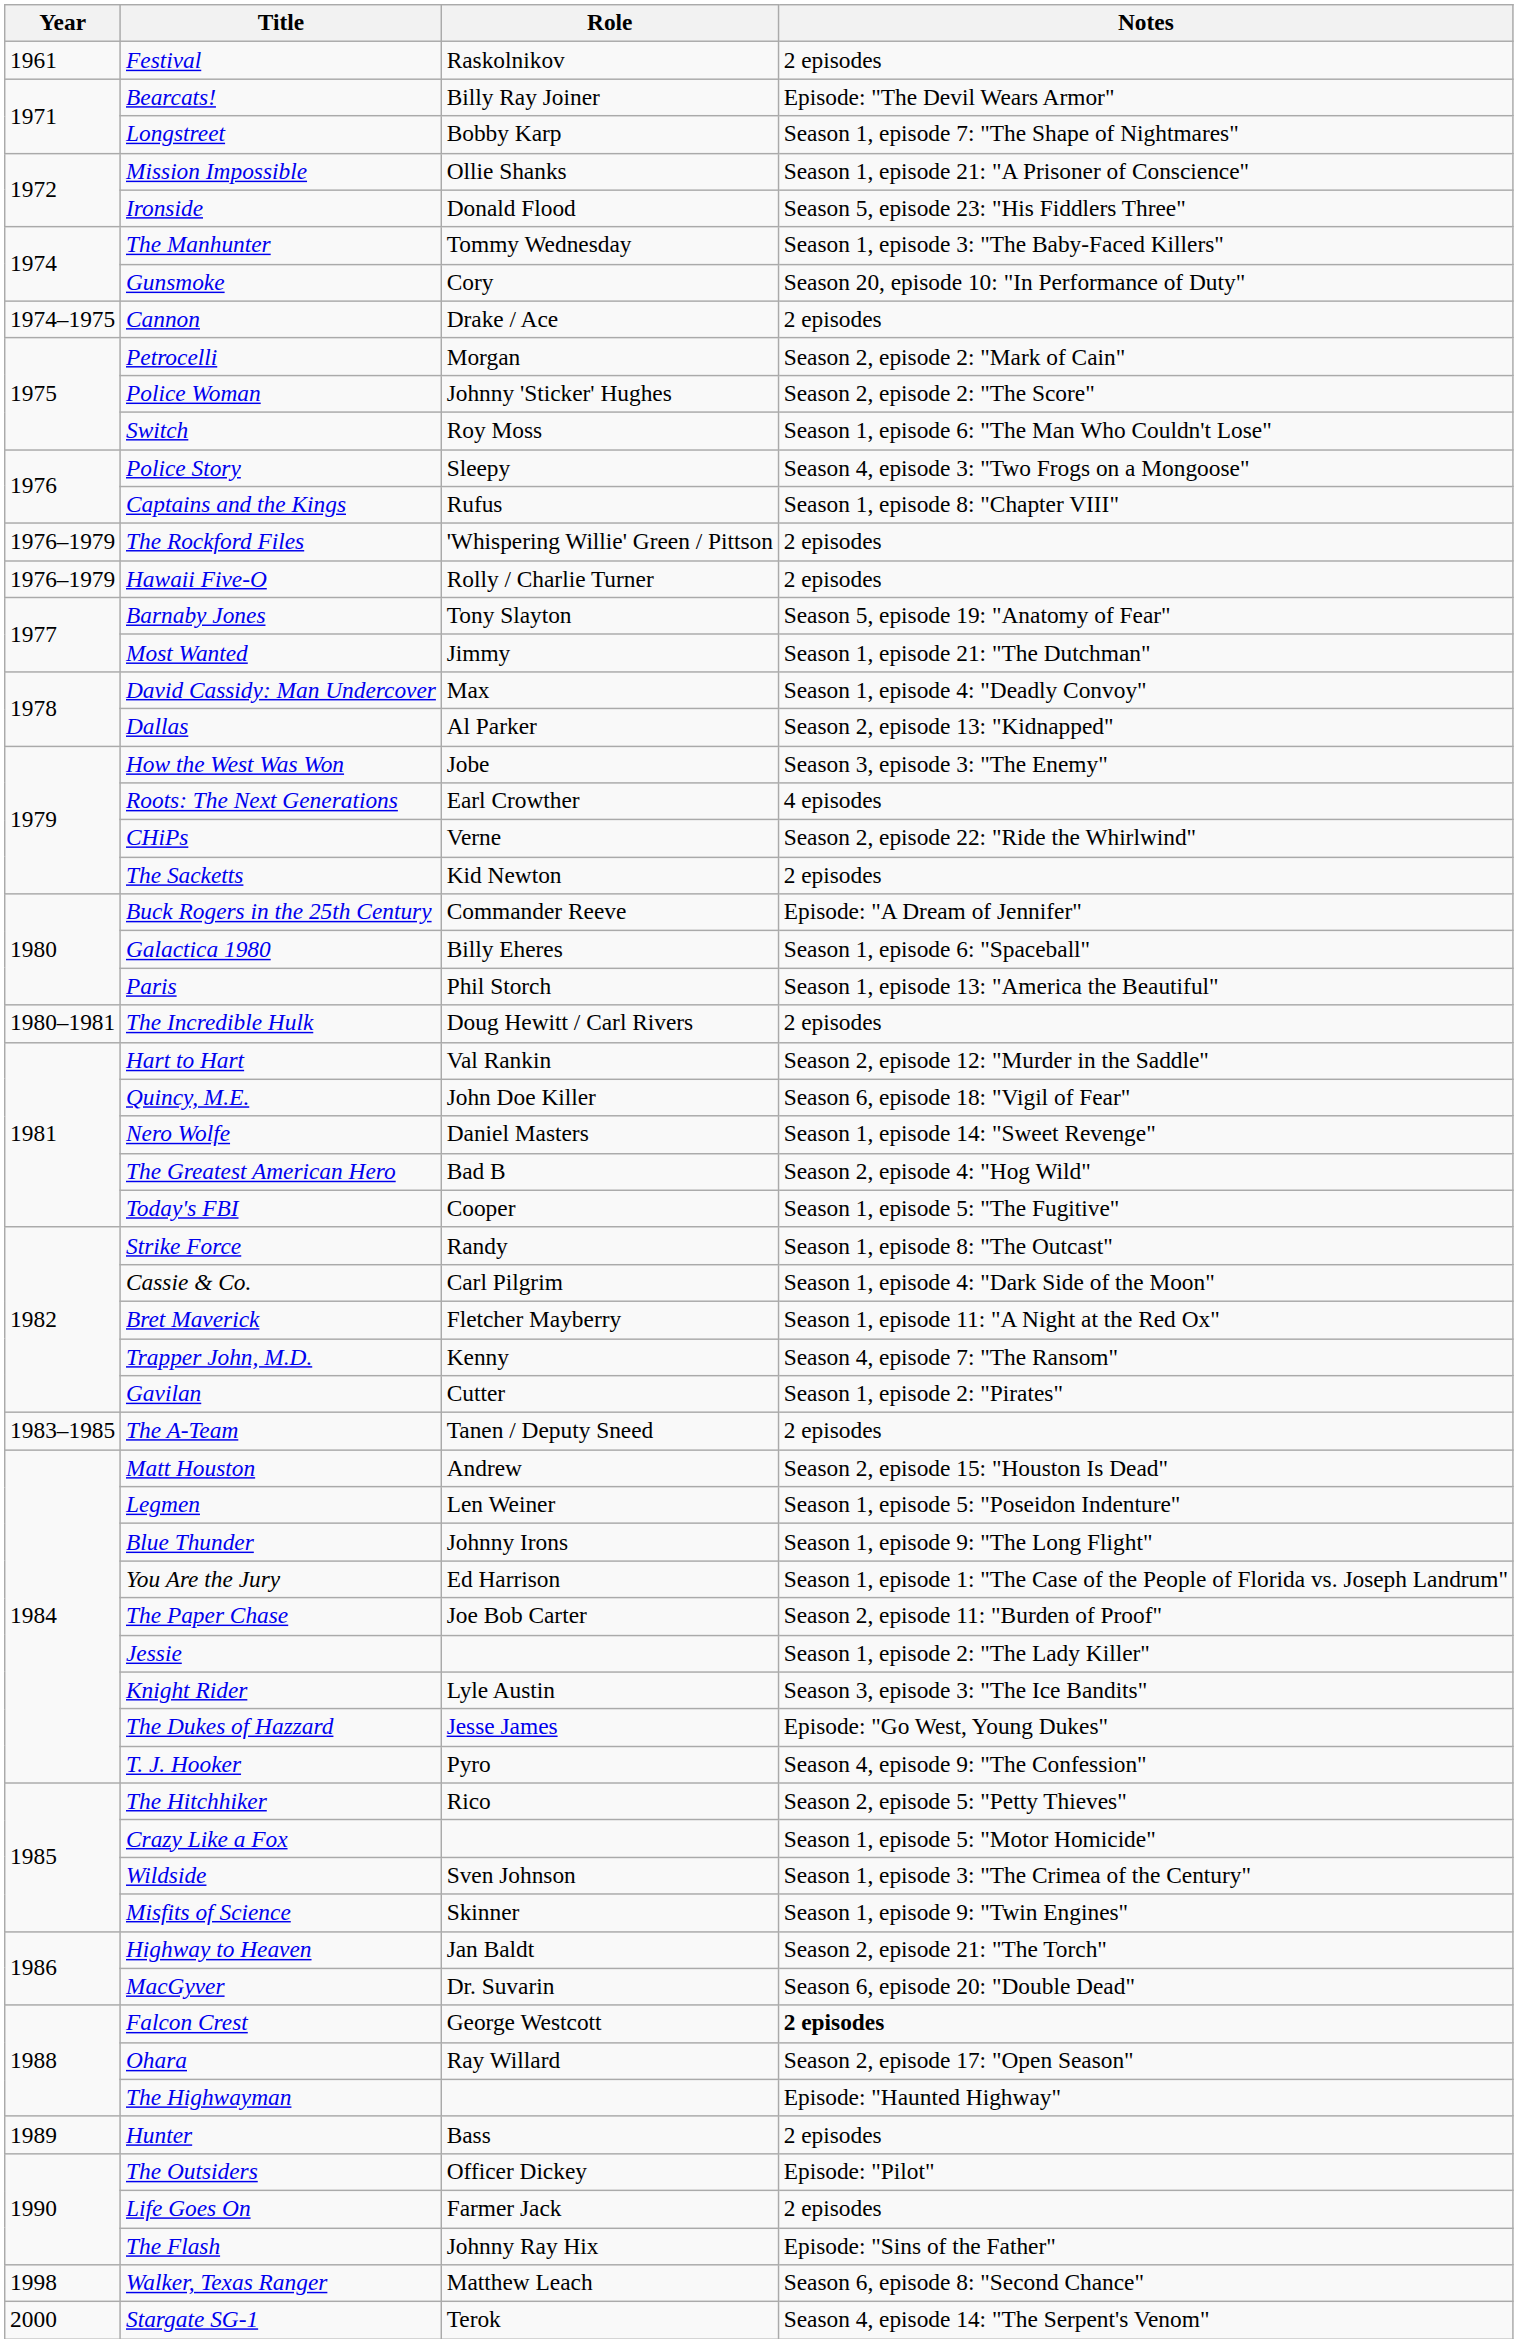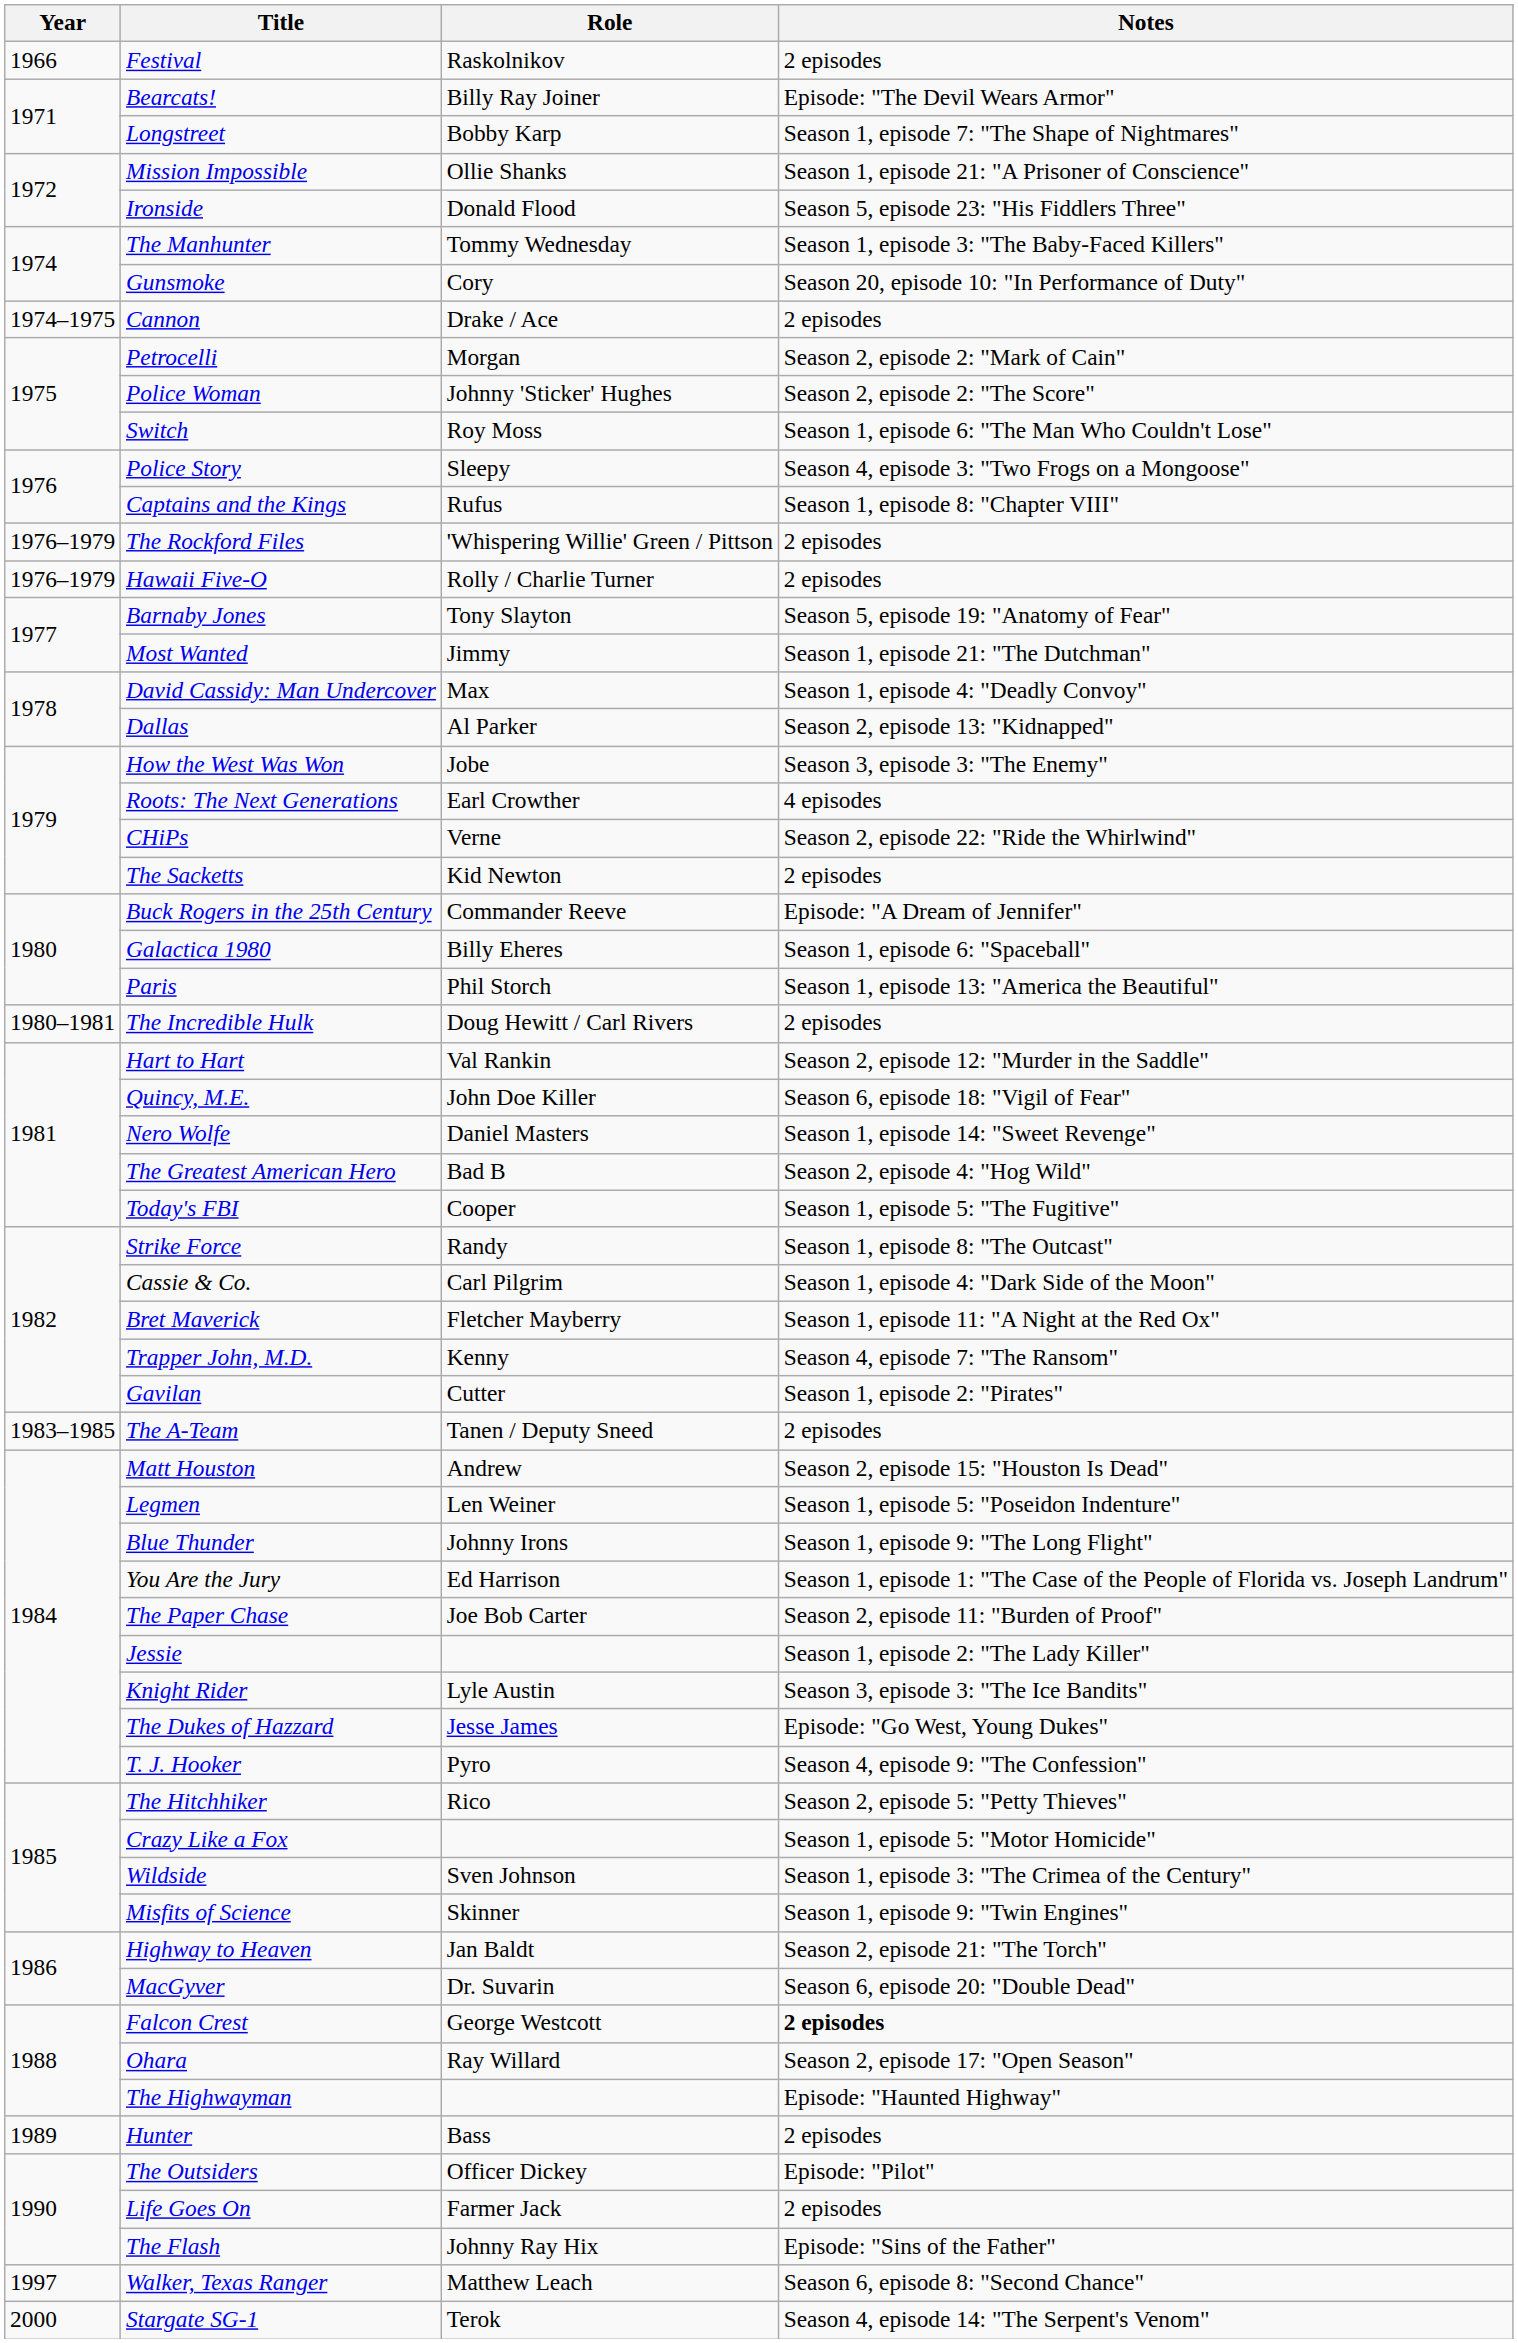(33, 60) 1961 -> (33, 60) 1966
(33, 2282) 1998 -> (33, 2282) 1997
